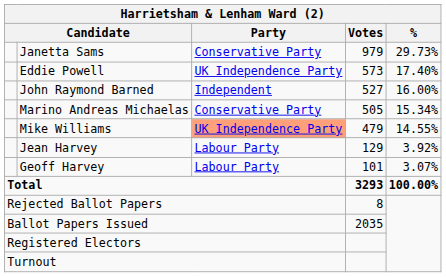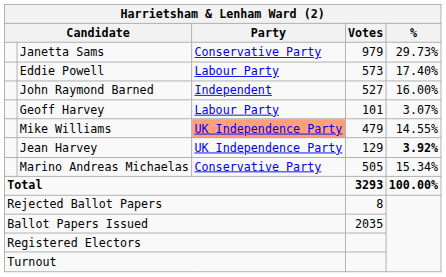(268, 71) UK Independence Party -> (237, 71) Labour Party
rows swapped: (104, 109) <-> (62, 167)
(237, 147) Labour Party -> (268, 147) UK Independence Party
(420, 147) normal -> (420, 147) bold
